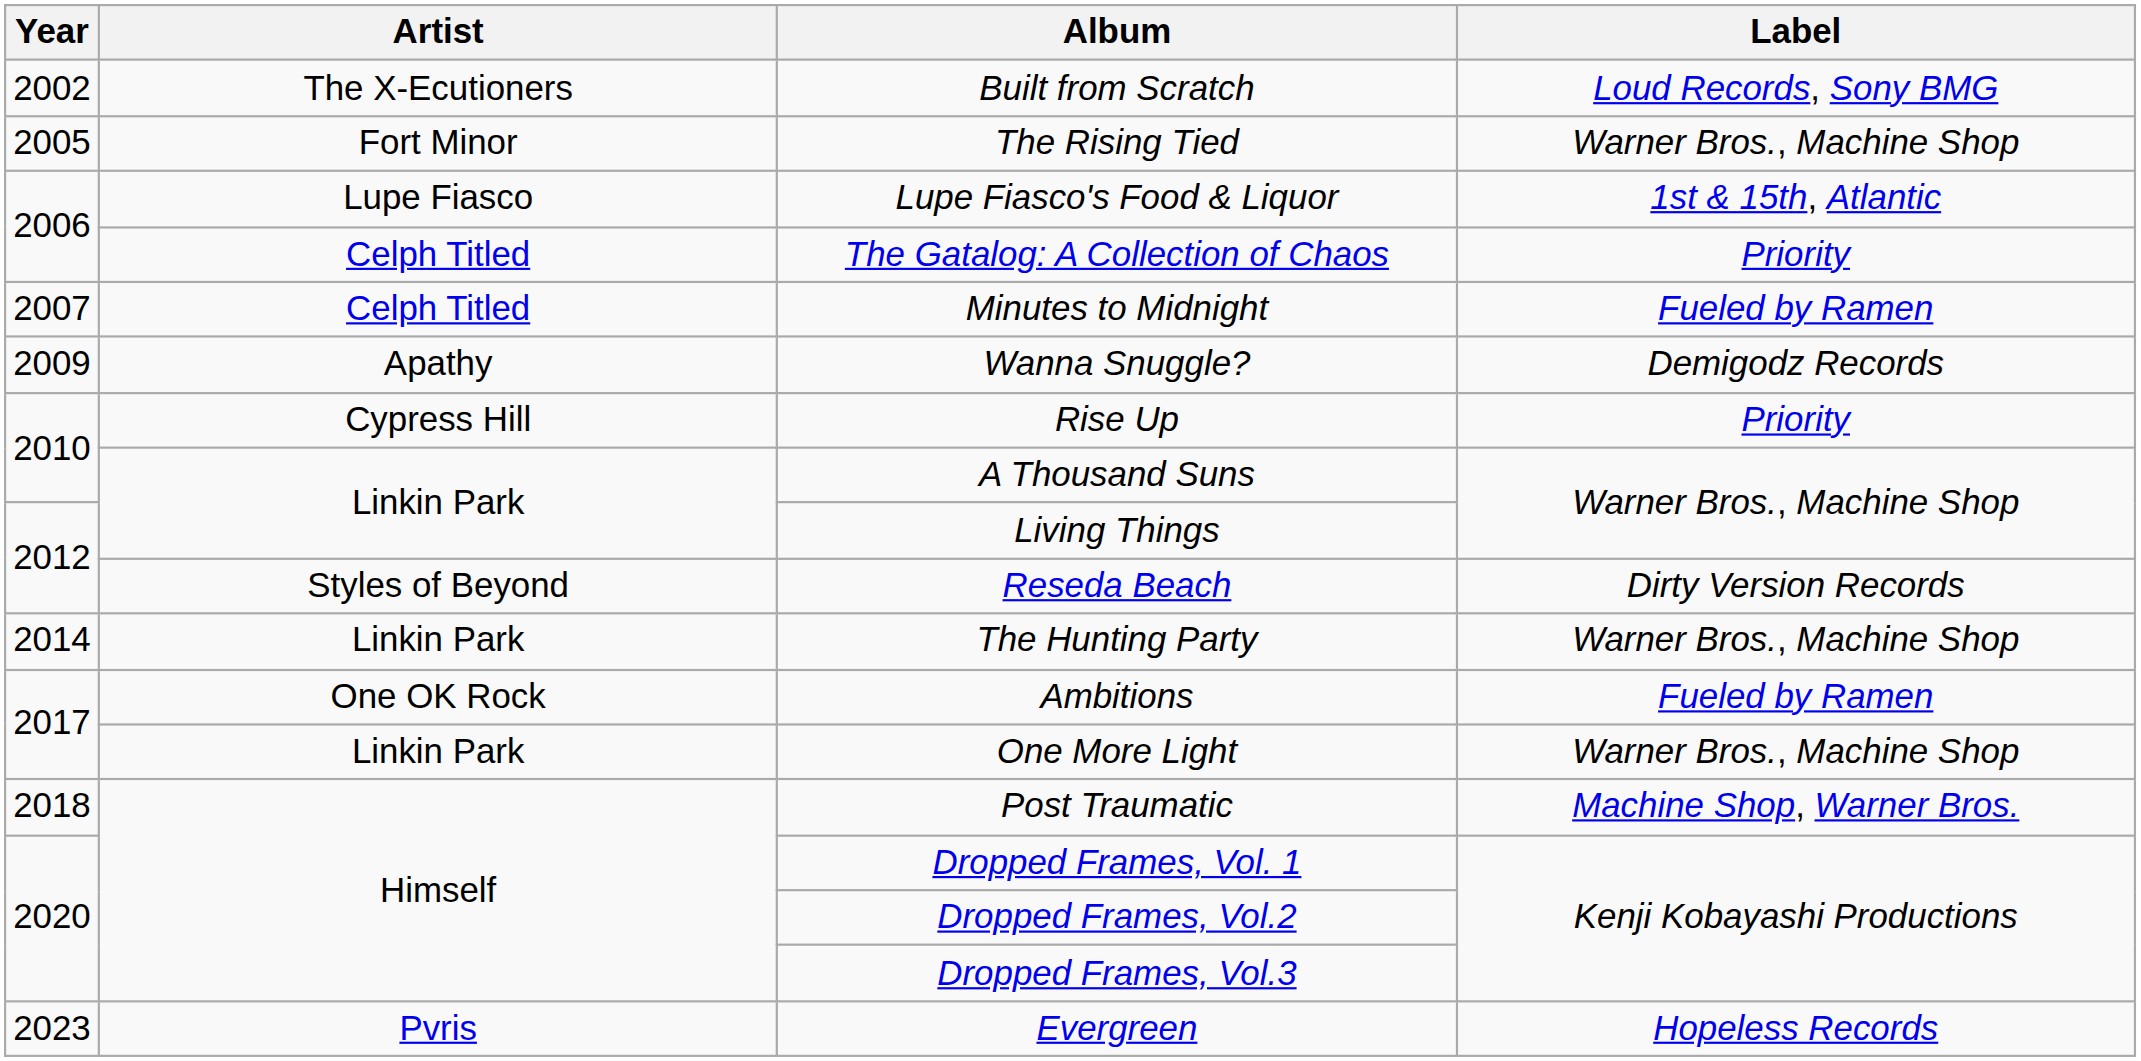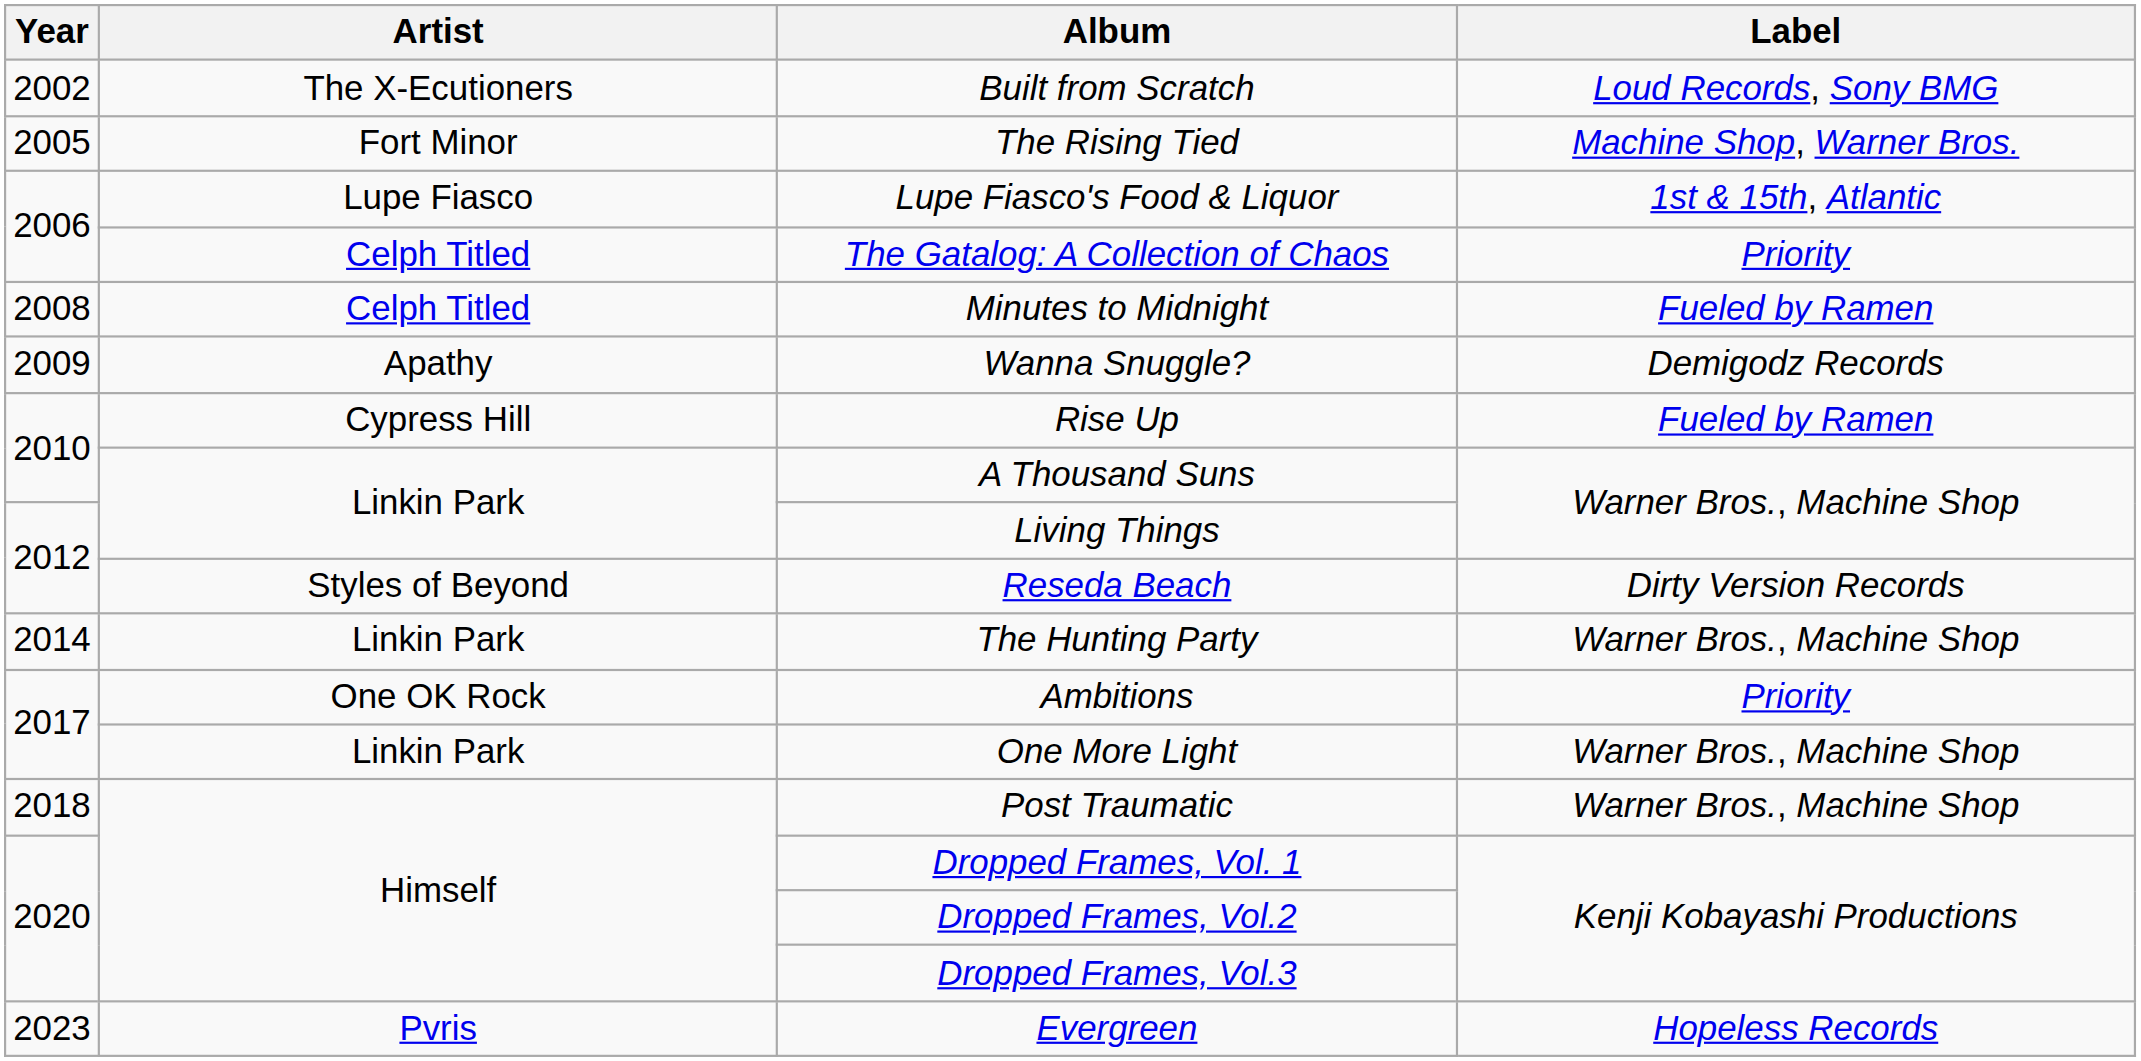(1796, 142) Warner Bros., Machine Shop -> (1796, 142) Machine Shop, Warner Bros.
(52, 308) 2007 -> (52, 308) 2008
(1796, 419) Priority -> (1796, 419) Fueled by Ramen
(1796, 695) Fueled by Ramen -> (1796, 695) Priority
(1796, 806) Machine Shop, Warner Bros. -> (1796, 806) Warner Bros., Machine Shop
